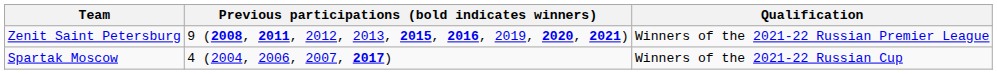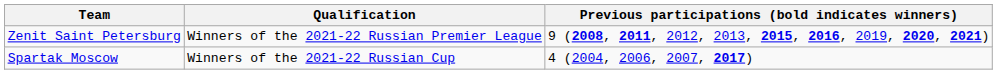columns swapped: (812, 15) <-> (408, 15)
